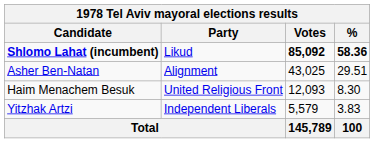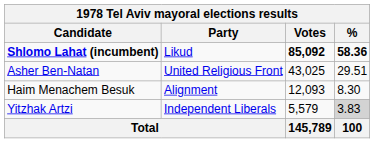(191, 71) Alignment -> (223, 71) United Religious Front
(223, 90) United Religious Front -> (191, 90) Alignment
(349, 109) no background -> (349, 109) lightgrey background
